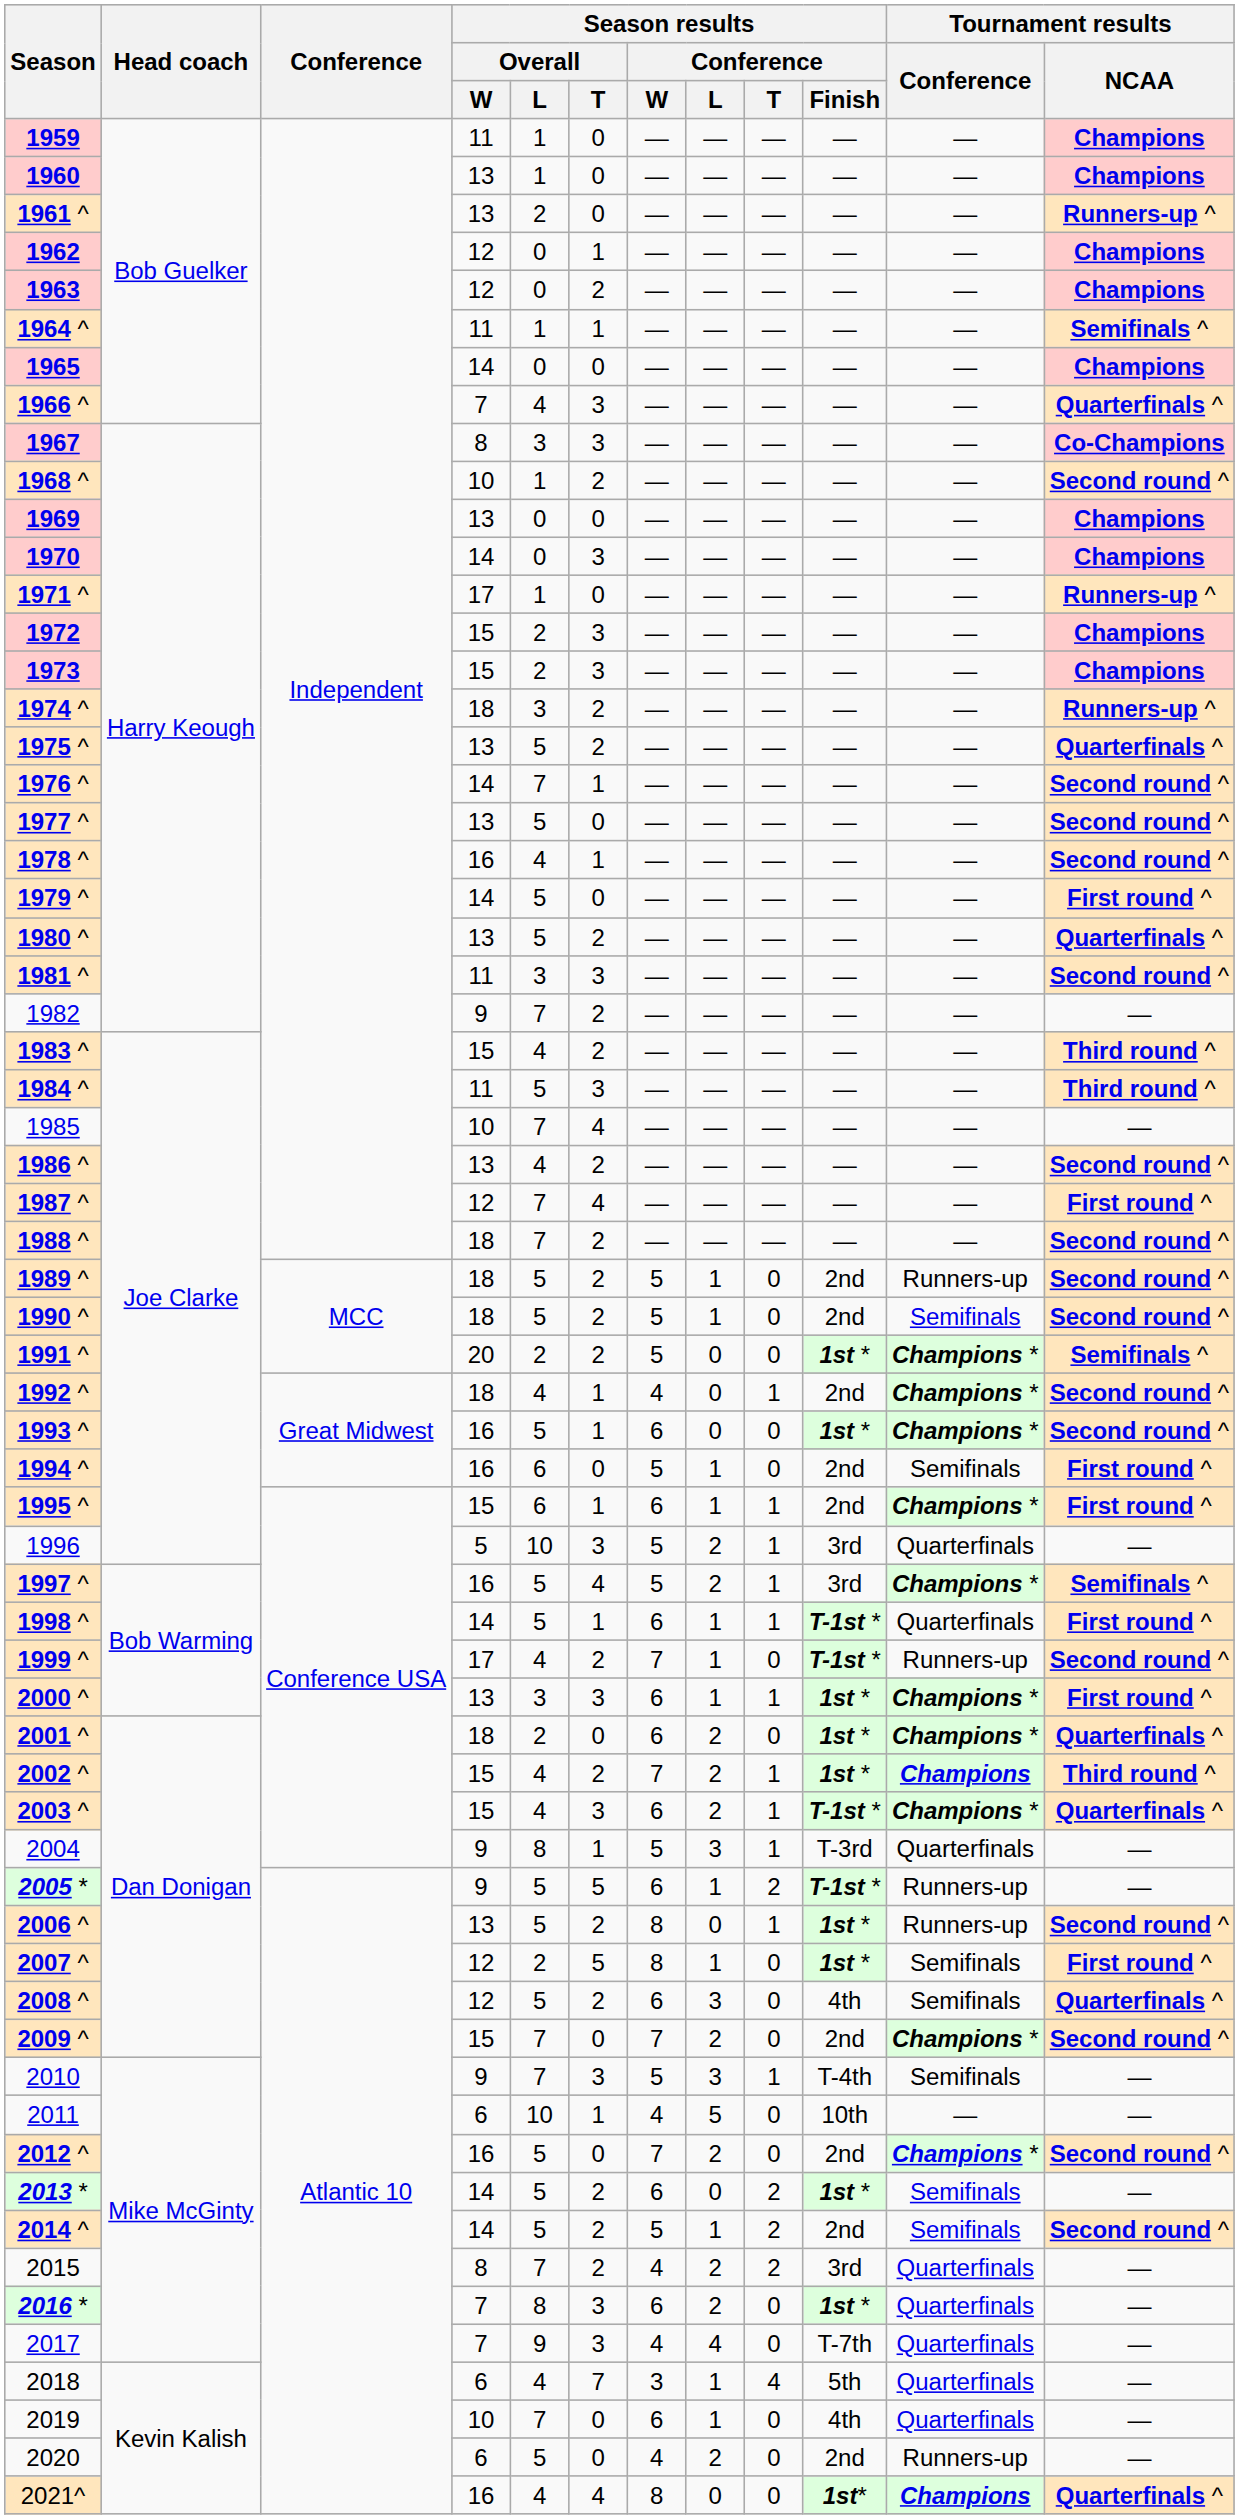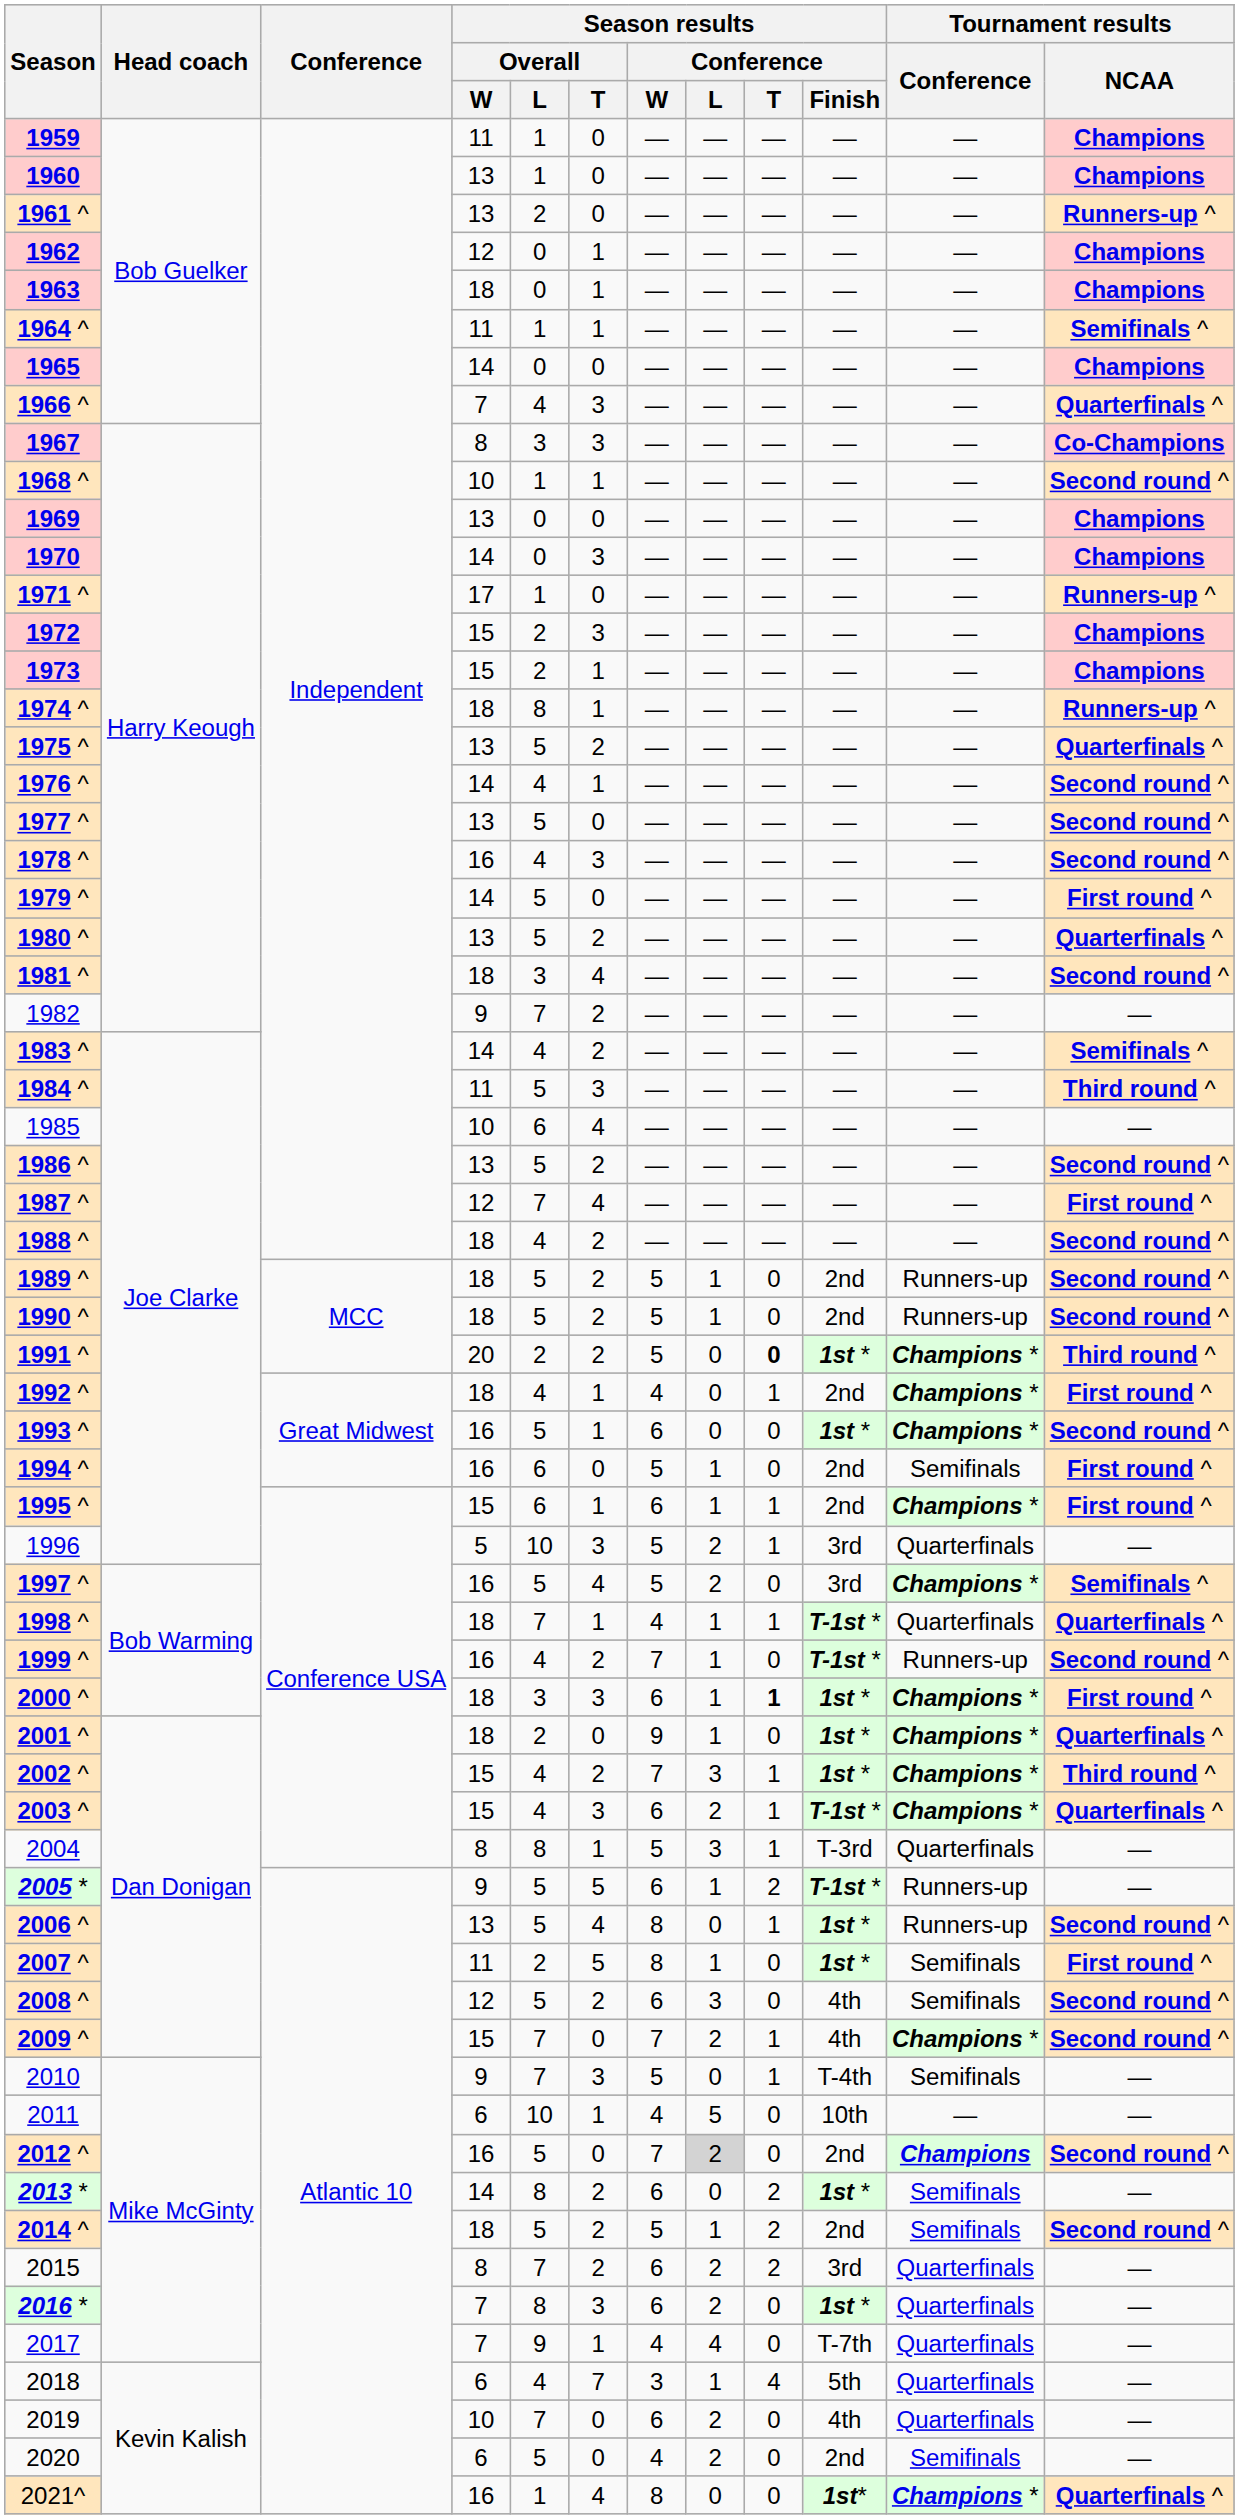(481, 290) 12 -> (481, 290) 18
(598, 290) 2 -> (598, 290) 1
(598, 480) 2 -> (598, 480) 1
(598, 670) 3 -> (598, 670) 1
(540, 708) 3 -> (540, 708) 8
(598, 708) 2 -> (598, 708) 1
(540, 784) 7 -> (540, 784) 4
(598, 860) 1 -> (598, 860) 3
(481, 974) 11 -> (481, 974) 18
(598, 974) 3 -> (598, 974) 4
(481, 1050) 15 -> (481, 1050) 14
(1139, 1050) Third round ^ -> (1139, 1050) Semifinals ^
(540, 1127) 7 -> (540, 1127) 6
(540, 1165) 4 -> (540, 1165) 5
(540, 1241) 7 -> (540, 1241) 4
(965, 1317) Semifinals -> (965, 1317) Runners-up
(774, 1355) normal -> (774, 1355) bold
(1139, 1355) Semifinals ^ -> (1139, 1355) Third round ^
(1139, 1393) Second round ^ -> (1139, 1393) First round ^
(774, 1583) 1 -> (774, 1583) 0
(481, 1621) 14 -> (481, 1621) 18
(540, 1621) 5 -> (540, 1621) 7
(657, 1621) 6 -> (657, 1621) 4
(1139, 1621) First round ^ -> (1139, 1621) Quarterfinals ^
(481, 1659) 17 -> (481, 1659) 16
(481, 1697) 13 -> (481, 1697) 18
(774, 1697) normal -> (774, 1697) bold
(657, 1735) 6 -> (657, 1735) 9
(715, 1735) 2 -> (715, 1735) 1
(715, 1773) 2 -> (715, 1773) 3
(965, 1773) Champions -> (965, 1773) Champions *
(481, 1849) 9 -> (481, 1849) 8
(598, 1925) 2 -> (598, 1925) 4
(481, 1963) 12 -> (481, 1963) 11
(1139, 2001) Quarterfinals ^ -> (1139, 2001) Second round ^
(774, 2039) 0 -> (774, 2039) 1
(845, 2039) 2nd -> (845, 2039) 4th
(715, 2077) 3 -> (715, 2077) 0
(715, 2153) no background -> (715, 2153) lightgrey background
(965, 2153) Champions * -> (965, 2153) Champions
(540, 2191) 5 -> (540, 2191) 8
(481, 2229) 14 -> (481, 2229) 18
(657, 2267) 4 -> (657, 2267) 6
(598, 2343) 3 -> (598, 2343) 1
(715, 2419) 1 -> (715, 2419) 2
(965, 2457) Runners-up -> (965, 2457) Semifinals
(540, 2495) 4 -> (540, 2495) 1
(965, 2495) Champions -> (965, 2495) Champions *
